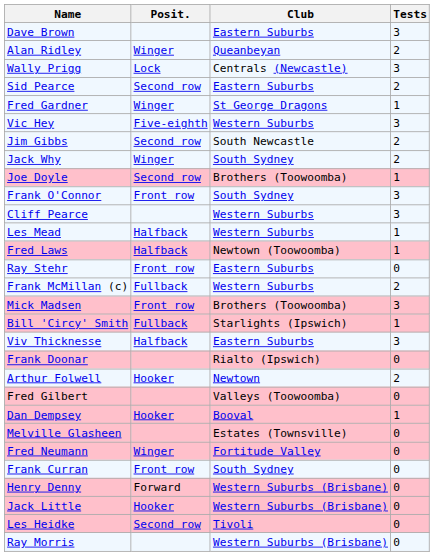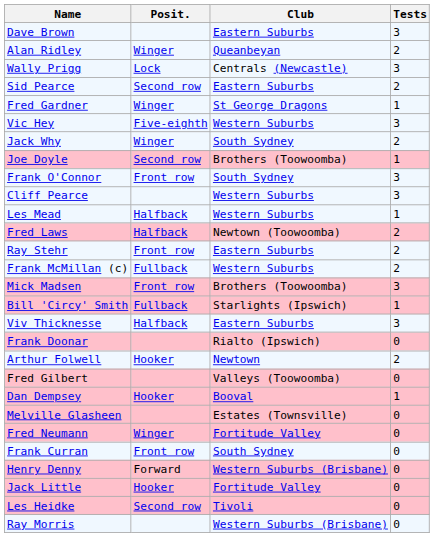- row: (37, 141)
(397, 250) 1 -> (397, 232) 2
(397, 269) 0 -> (397, 250) 2
(300, 506) Western Suburbs (Brisbane) -> (267, 487) Fortitude Valley
